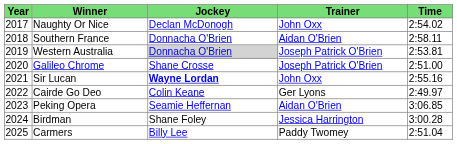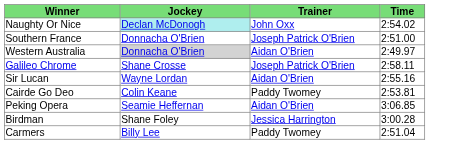- column: (18, 11)
(191, 25) no background -> (163, 25) paleturquoise background
(310, 38) Aidan O'Brien -> (303, 38) Joseph Patrick O'Brien
(425, 38) 2:58.11 -> (398, 38) 2:51.00
(331, 52) Joseph Patrick O'Brien -> (282, 52) Aidan O'Brien
(426, 52) 2:53.81 -> (398, 52) 2:49.97
(426, 65) 2:51.00 -> (398, 65) 2:58.11
(184, 79) bold -> (154, 79) normal
(300, 79) John Oxx -> (282, 79) Aidan O'Brien
(302, 92) Ger Lyons -> (286, 92) Paddy Twomey
(426, 92) 2:49.97 -> (398, 92) 2:53.81
